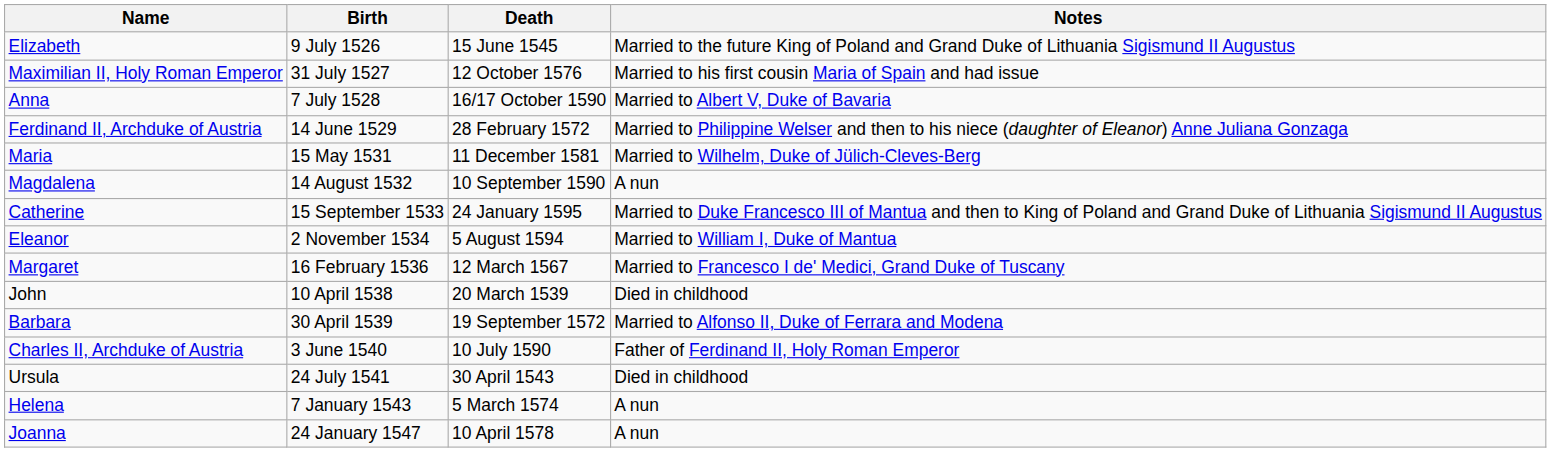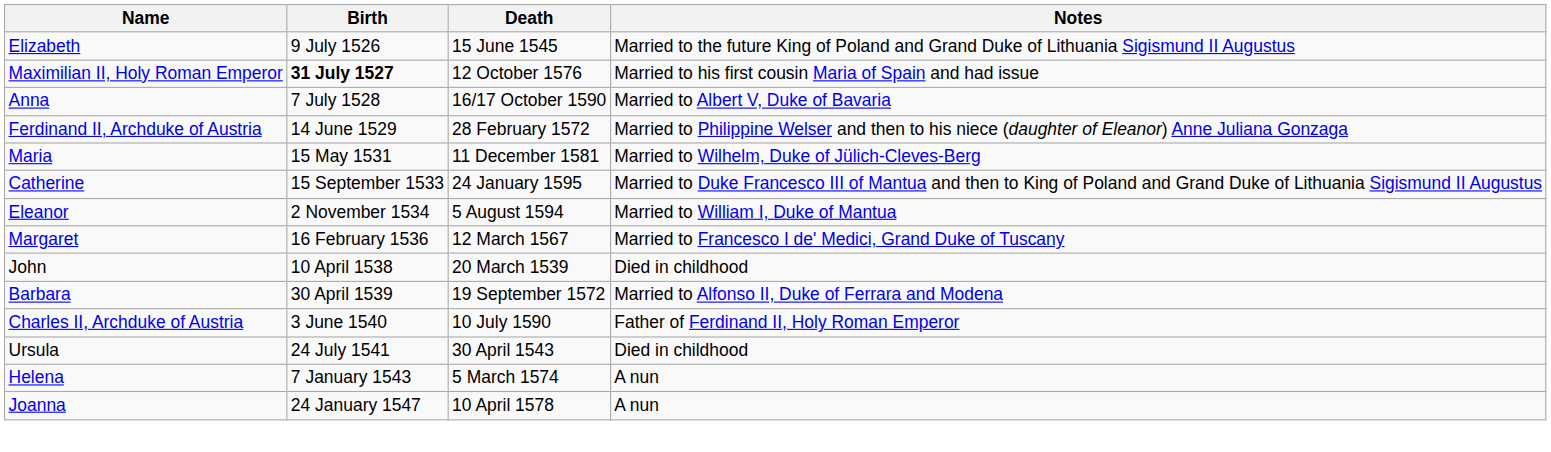(340, 73) normal -> (342, 73) bold
- row: (52, 184)
